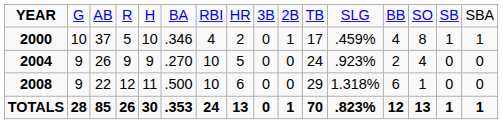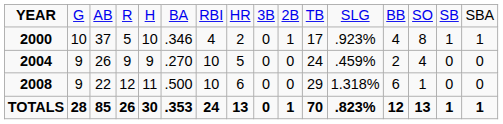(355, 38) .459% -> (355, 38) .923%
(355, 61) .923% -> (355, 61) .459%
